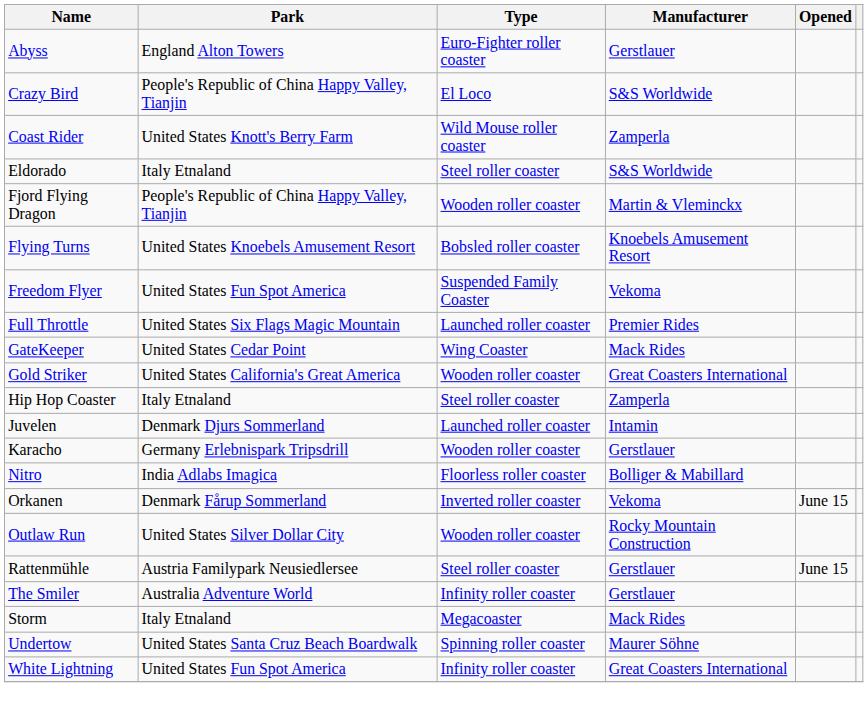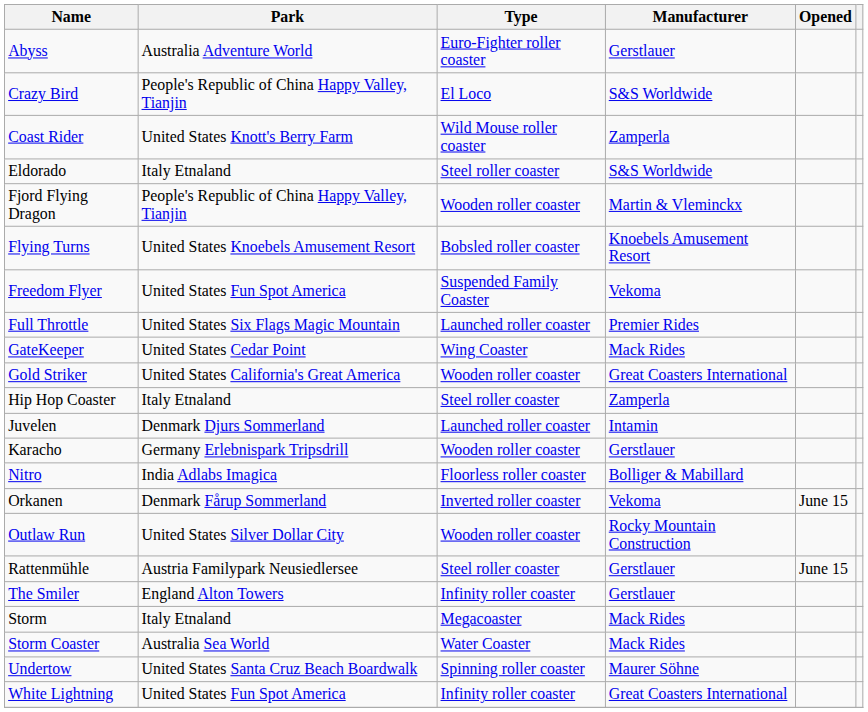(213, 51) England Alton Towers -> (227, 51) Australia Adventure World
(227, 593) Australia Adventure World -> (213, 593) England Alton Towers
+ row: (54, 644)
